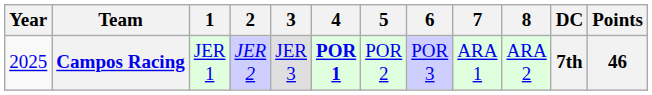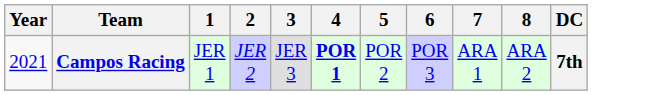- column: (618, 19)
(28, 62) 2025 -> (28, 62) 2021
